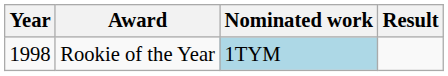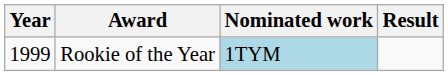(30, 53) 1998 -> (30, 53) 1999
